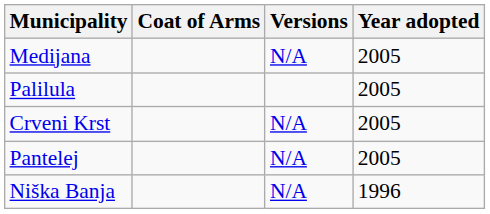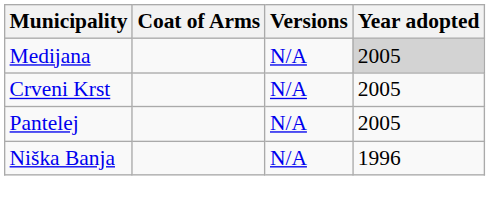(379, 55) no background -> (379, 55) lightgrey background
- row: (42, 89)
